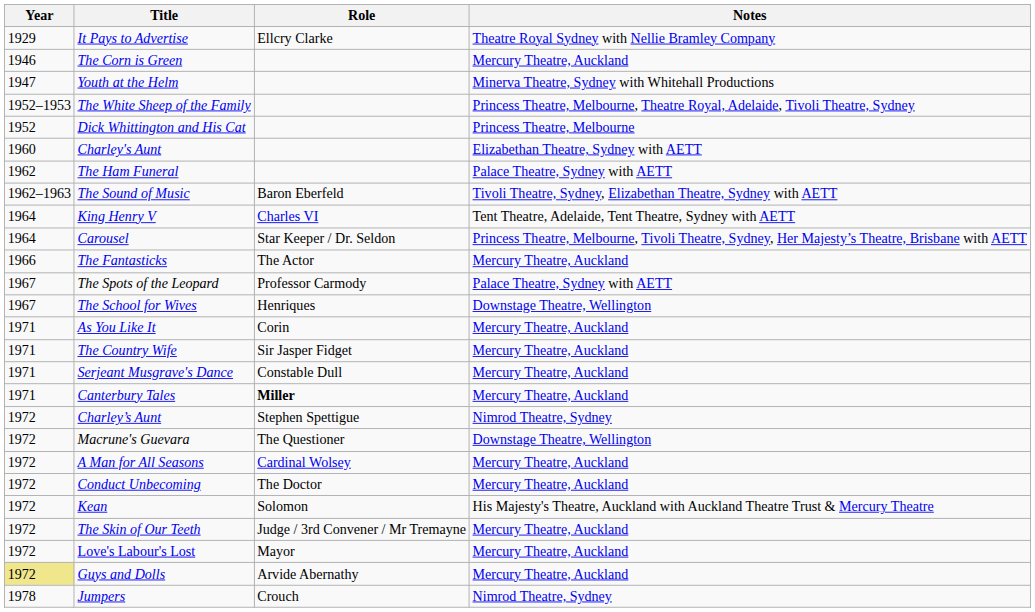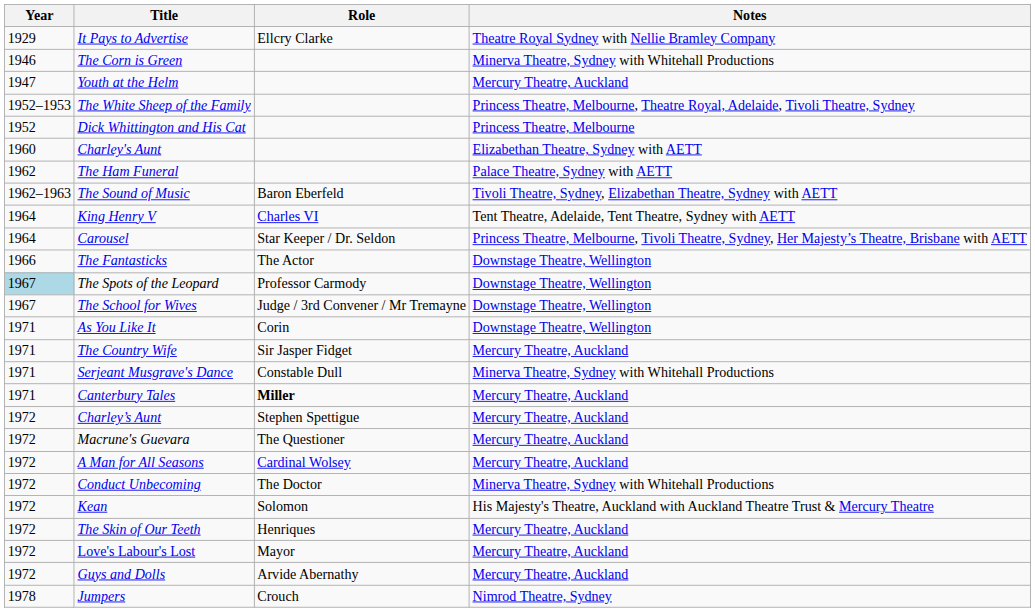(550, 60) Mercury Theatre, Auckland -> (623, 60) Minerva Theatre, Sydney with Whitehall Productions
(623, 82) Minerva Theatre, Sydney with Whitehall Productions -> (550, 82) Mercury Theatre, Auckland
(550, 261) Mercury Theatre, Auckland -> (562, 261) Downstage Theatre, Wellington
(22, 283) no background -> (22, 283) lightblue background
(572, 283) Palace Theatre, Sydney with AETT -> (562, 283) Downstage Theatre, Wellington
(286, 305) Henriques -> (362, 305) Judge / 3rd Convener / Mr Tremayne
(550, 328) Mercury Theatre, Auckland -> (562, 328) Downstage Theatre, Wellington
(550, 372) Mercury Theatre, Auckland -> (623, 372) Minerva Theatre, Sydney with Whitehall Productions
(542, 417) Nimrod Theatre, Sydney -> (550, 417) Mercury Theatre, Auckland
(562, 439) Downstage Theatre, Wellington -> (550, 439) Mercury Theatre, Auckland
(550, 484) Mercury Theatre, Auckland -> (623, 484) Minerva Theatre, Sydney with Whitehall Productions
(362, 529) Judge / 3rd Convener / Mr Tremayne -> (286, 529) Henriques
(22, 573) khaki background -> (22, 573) no background
